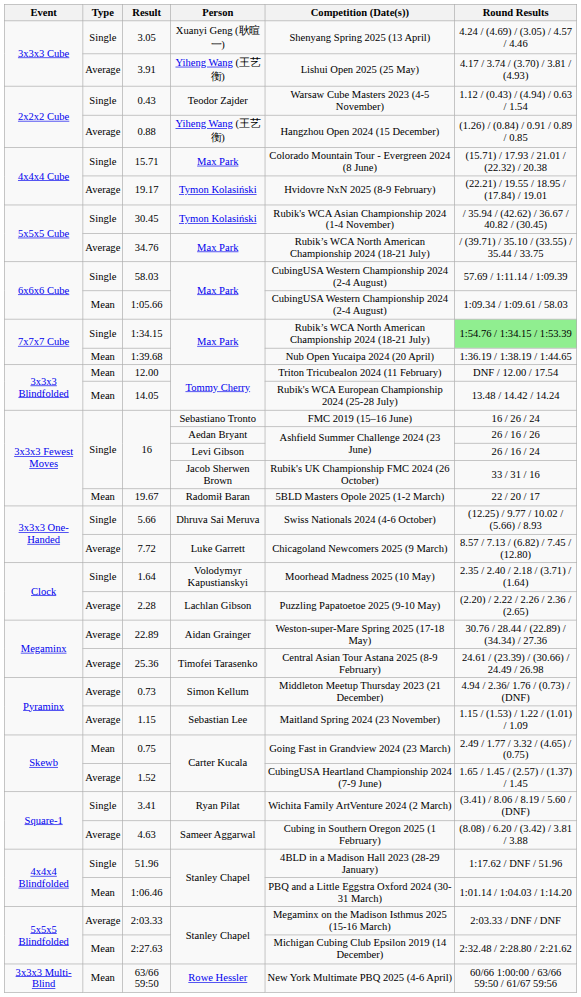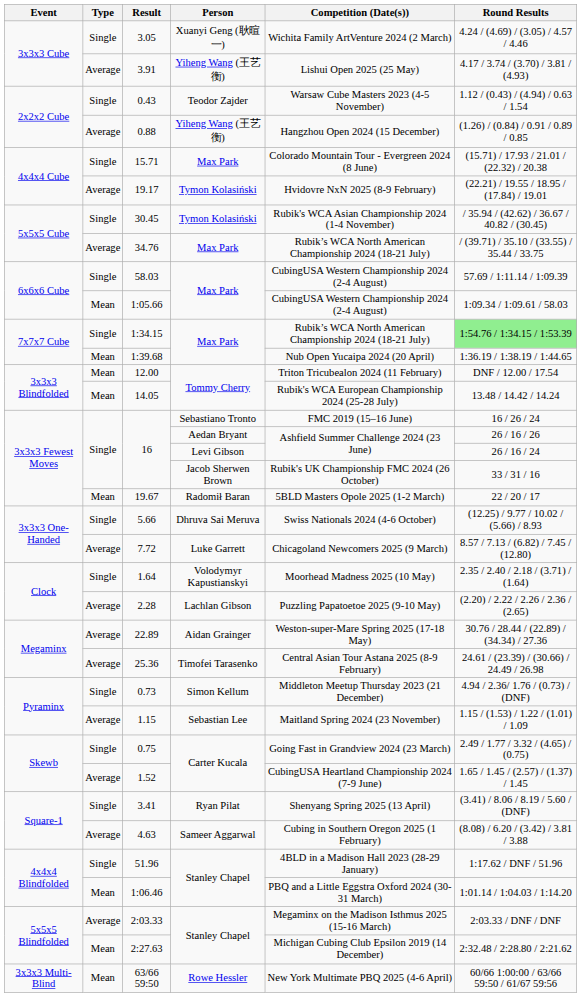(360, 37) Shenyang Spring 2025 (13 April) -> (360, 37) Wichita Family ArtVenture 2024 (2 March)
(103, 691) Average -> (103, 691) Single
(103, 749) Mean -> (103, 749) Single
(360, 806) Wichita Family ArtVenture 2024 (2 March) -> (360, 806) Shenyang Spring 2025 (13 April)
